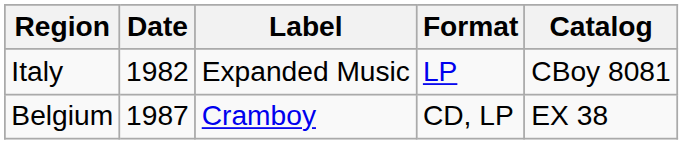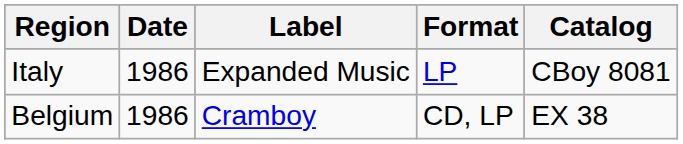(157, 71) 1982 -> (157, 71) 1986
(157, 116) 1987 -> (157, 116) 1986
